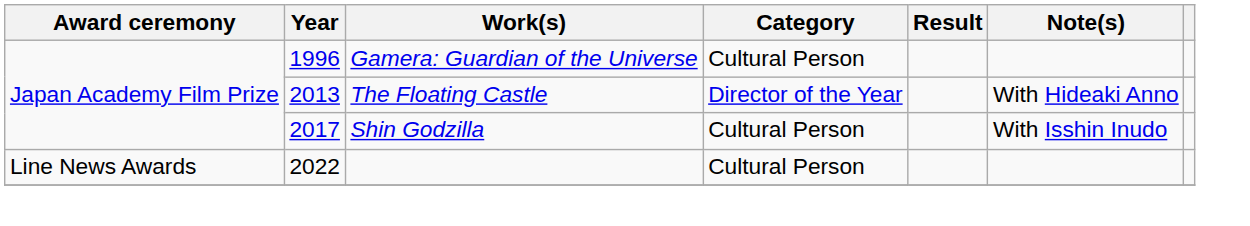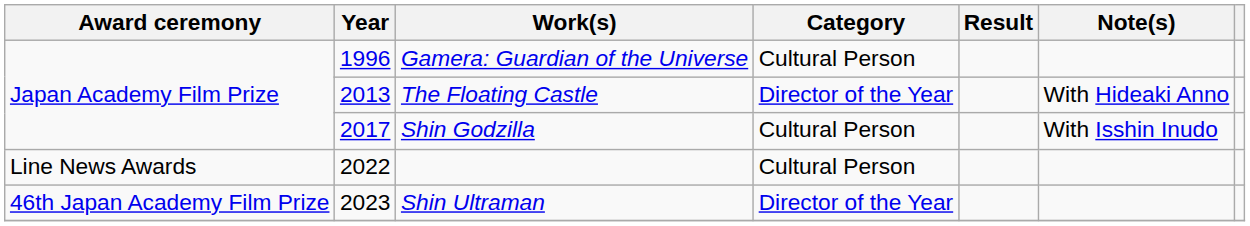+ row: (365, 202)
